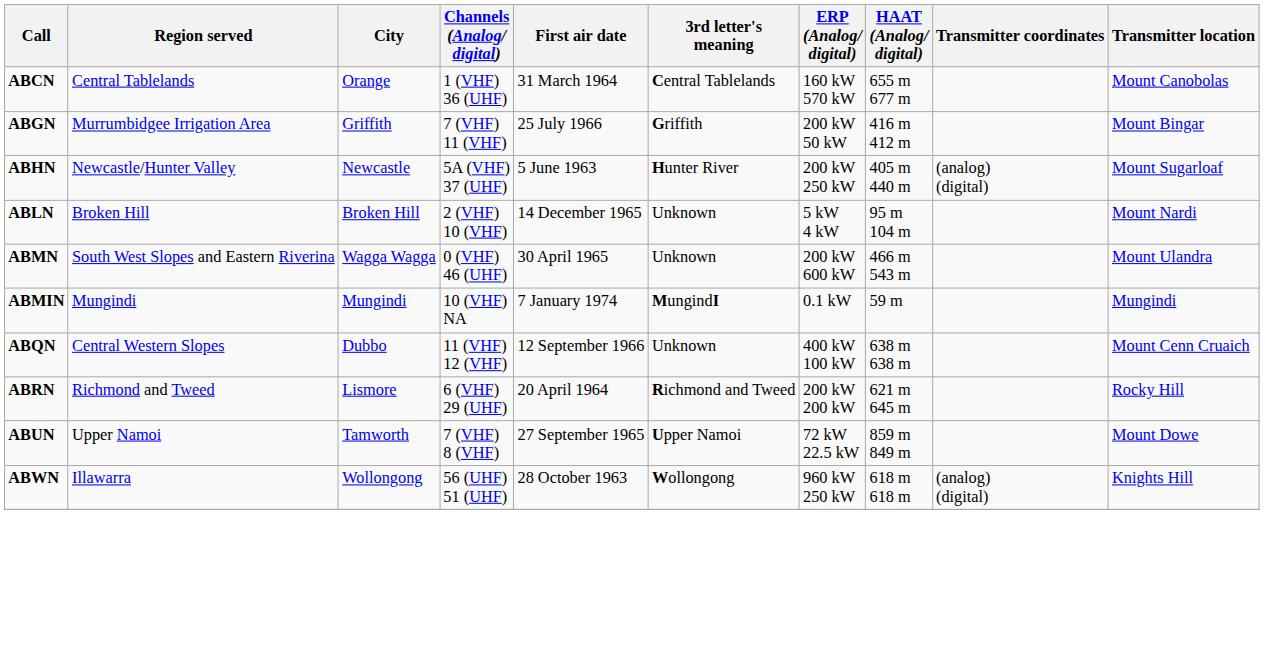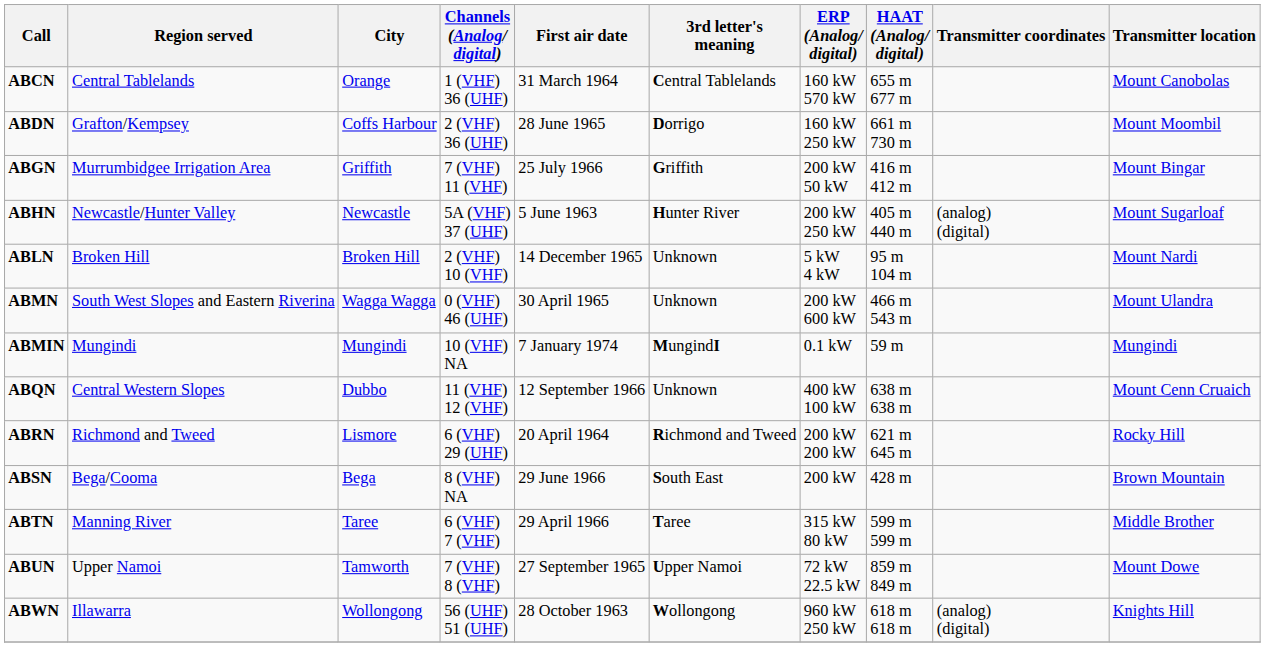+ row: (31, 124)
+ row: (30, 478)
+ row: (31, 522)
